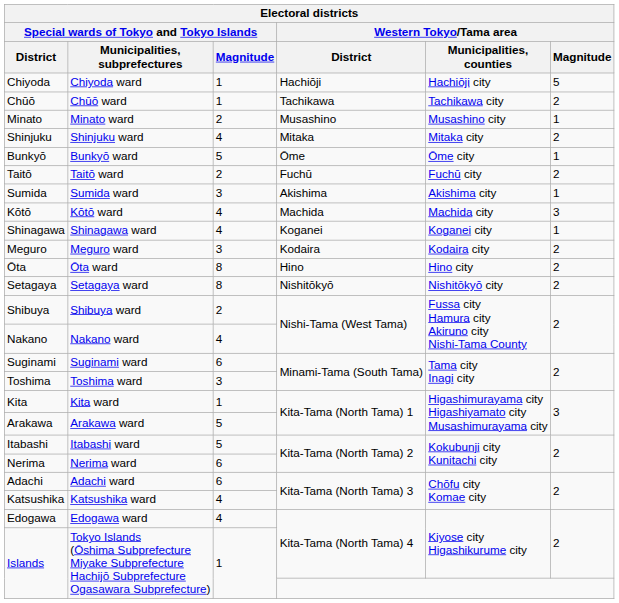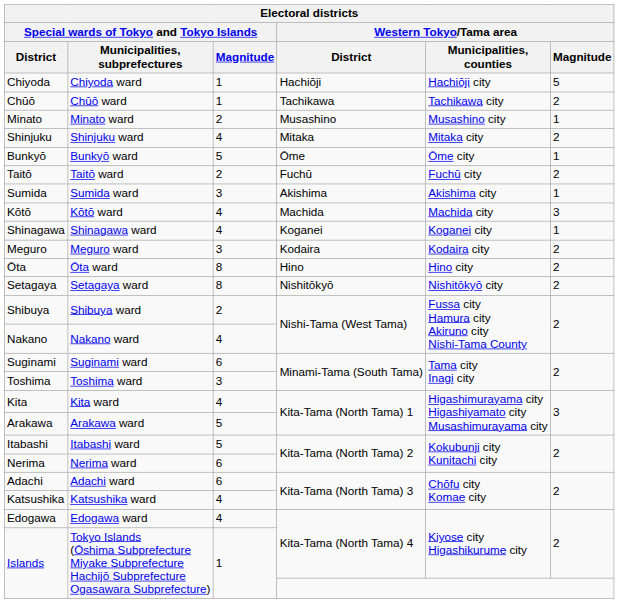(219, 401) 1 -> (219, 401) 4
